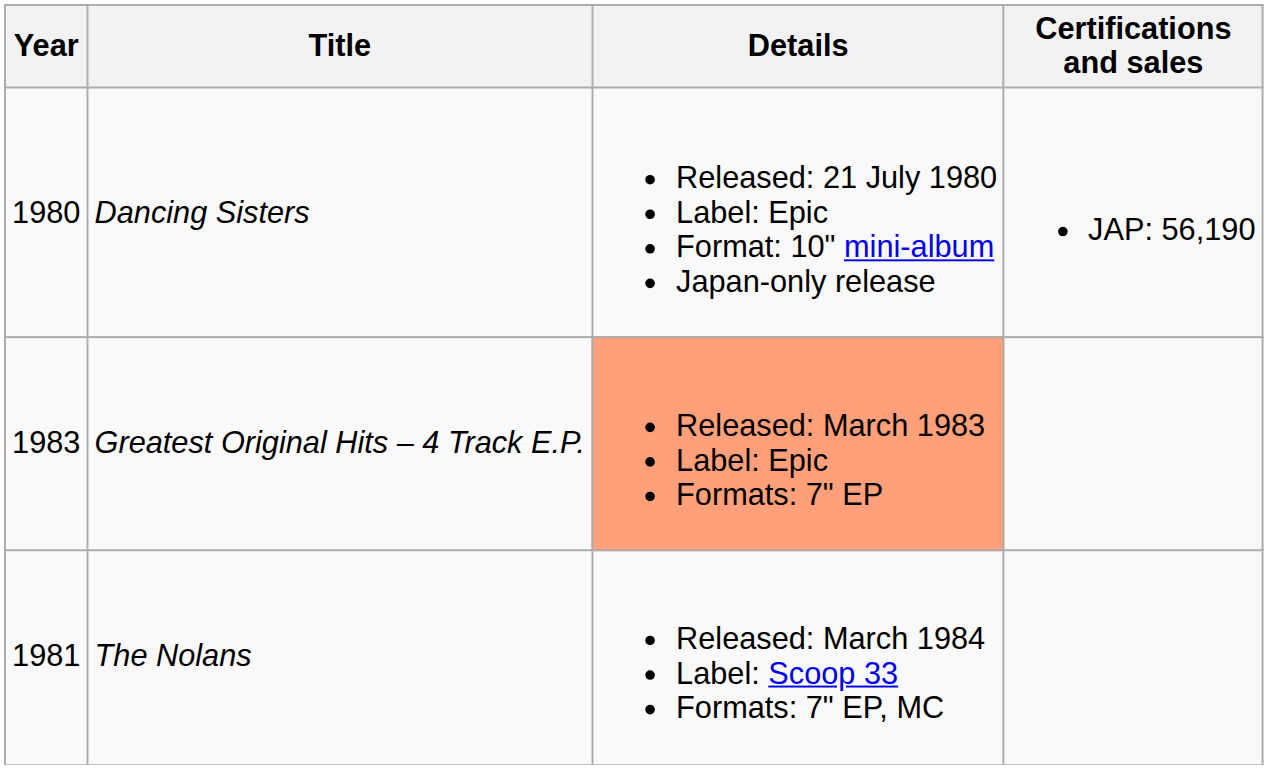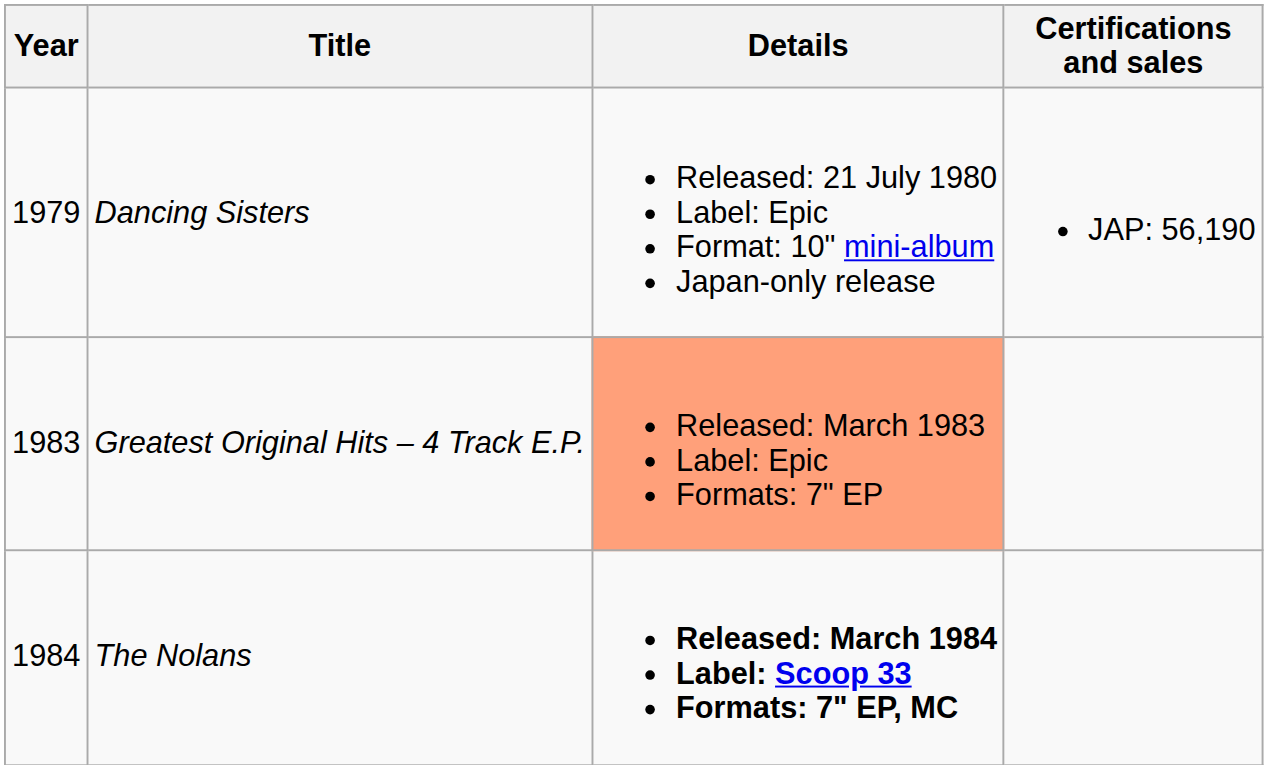(46, 211) 1980 -> (46, 211) 1979
(46, 656) 1981 -> (46, 656) 1984
(798, 675) normal -> (798, 675) bold
